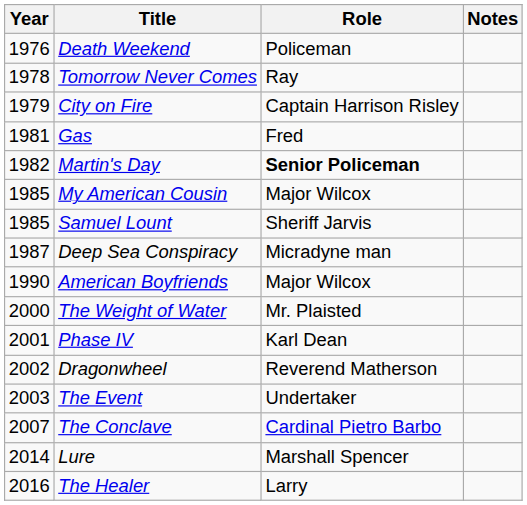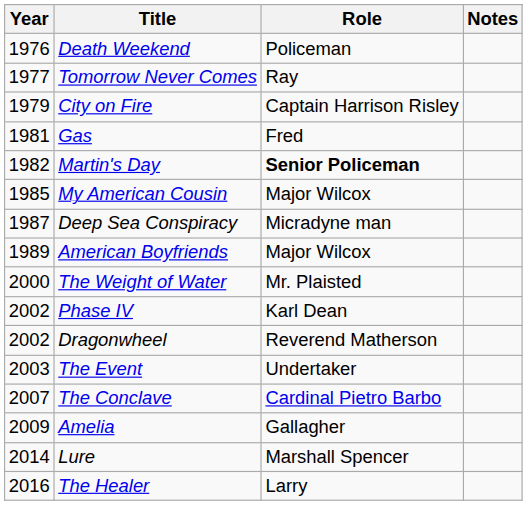(29, 77) 1978 -> (29, 77) 1977
- row: (115, 223)
(29, 281) 1990 -> (29, 252) 1989
(29, 340) 2001 -> (29, 310) 2002
+ row: (86, 427)
